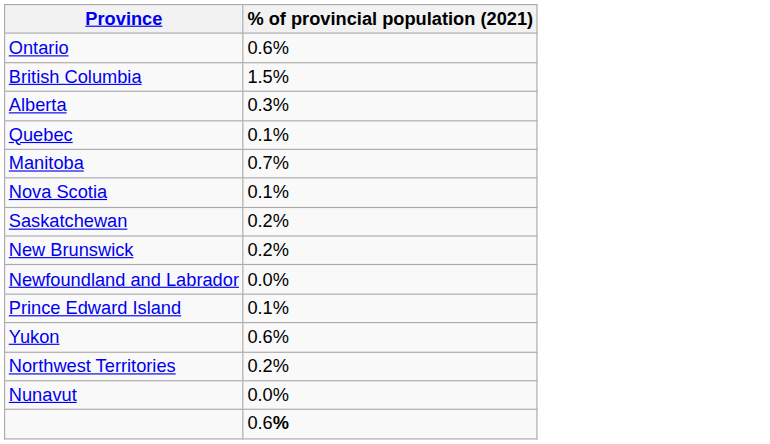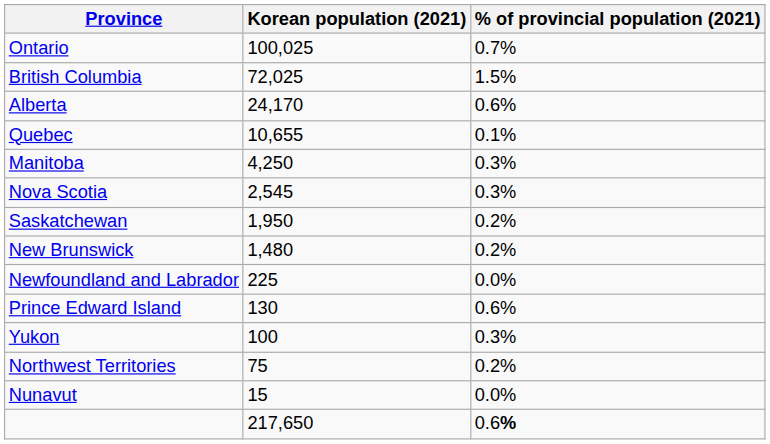+ column: (357, 18)
(268, 47) 0.6% -> (496, 47) 0.7%
(268, 105) 0.3% -> (496, 105) 0.6%
(268, 163) 0.7% -> (496, 163) 0.3%
(268, 192) 0.1% -> (496, 192) 0.3%
(268, 308) 0.1% -> (496, 308) 0.6%
(268, 337) 0.6% -> (496, 337) 0.3%
